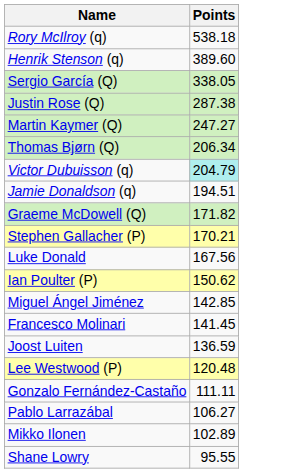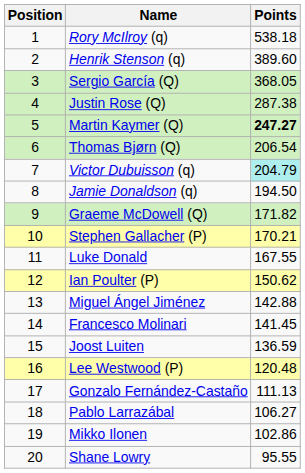+ column: (35, 15)
(214, 81) 338.05 -> (275, 81) 368.05
(214, 125) normal -> (275, 125) bold
(214, 147) 206.34 -> (275, 147) 206.54
(214, 192) 194.51 -> (275, 192) 194.50
(214, 258) 167.56 -> (275, 258) 167.55
(214, 302) 142.85 -> (275, 302) 142.88
(216, 390) 111.11 -> (276, 390) 111.13
(214, 434) 102.89 -> (275, 434) 102.86
